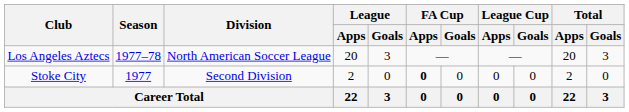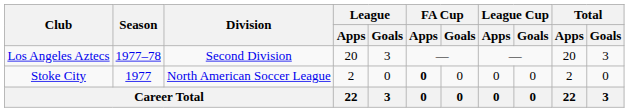(249, 55) North American Soccer League -> (249, 55) Second Division
(249, 76) Second Division -> (249, 76) North American Soccer League
